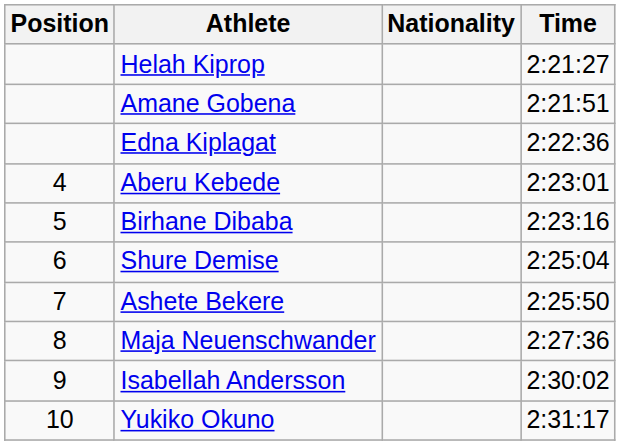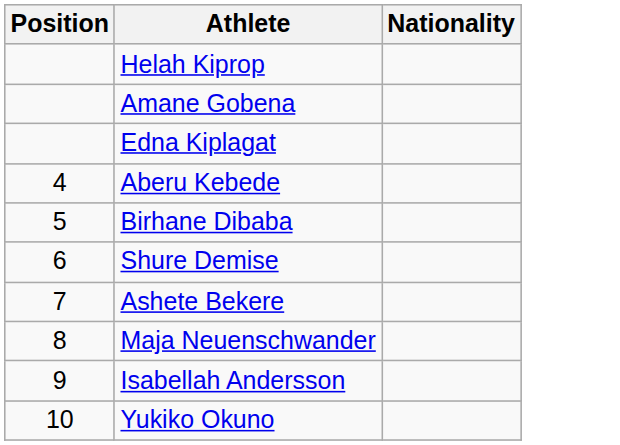- column: (568, 24)
